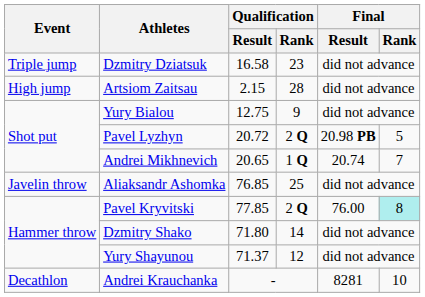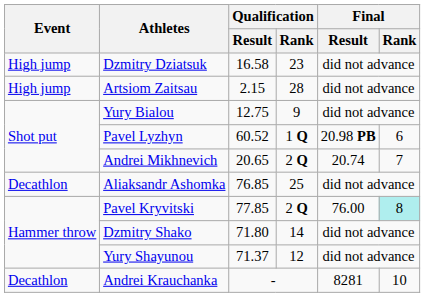(42, 64) Triple jump -> (39, 64) High jump
(252, 136) 20.72 -> (252, 136) 60.52
(297, 136) 2 Q -> (297, 136) 1 Q
(399, 136) 5 -> (399, 136) 6
(297, 160) 1 Q -> (297, 160) 2 Q
(47, 184) Javelin throw -> (38, 184) Decathlon
